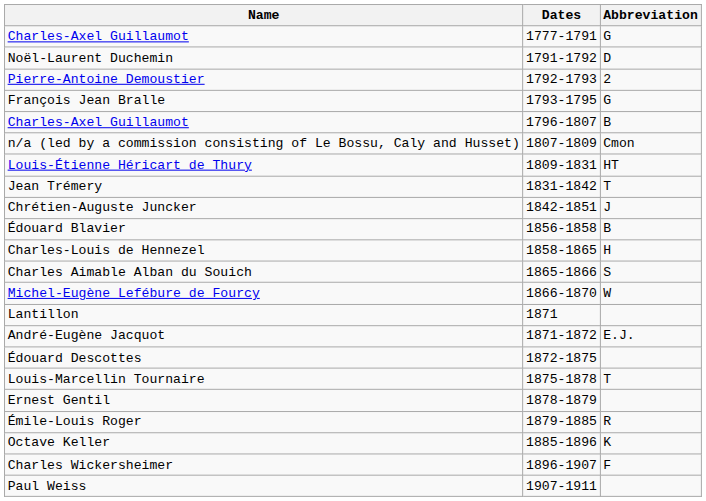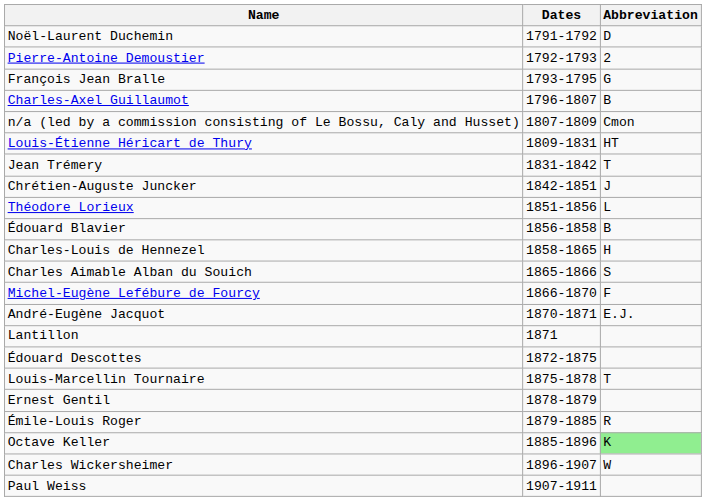- row: (98, 37)
+ row: (71, 208)
(607, 293) W -> (607, 293) F
+ row: (86, 315)
- row: (86, 336)
(607, 443) no background -> (607, 443) lightgreen background
(607, 465) F -> (607, 465) W
